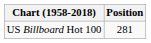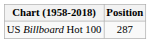(125, 30) 281 -> (125, 30) 287
